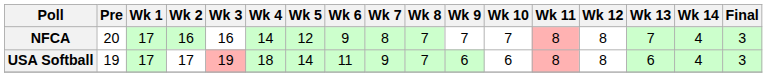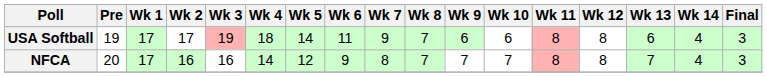rows swapped: (51, 38) <-> (51, 60)
